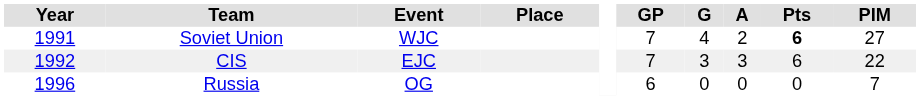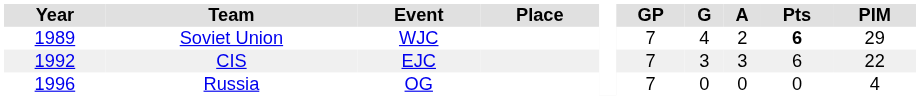(55, 38) 1991 -> (55, 38) 1989
(875, 38) 27 -> (875, 38) 29
(651, 83) 6 -> (651, 83) 7
(875, 83) 7 -> (875, 83) 4
